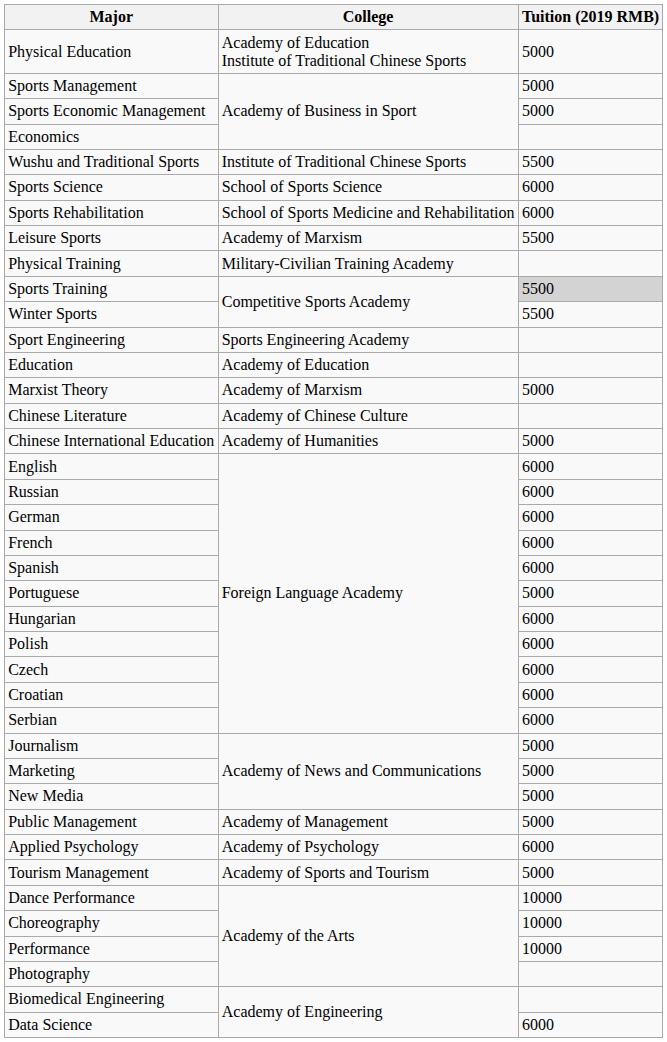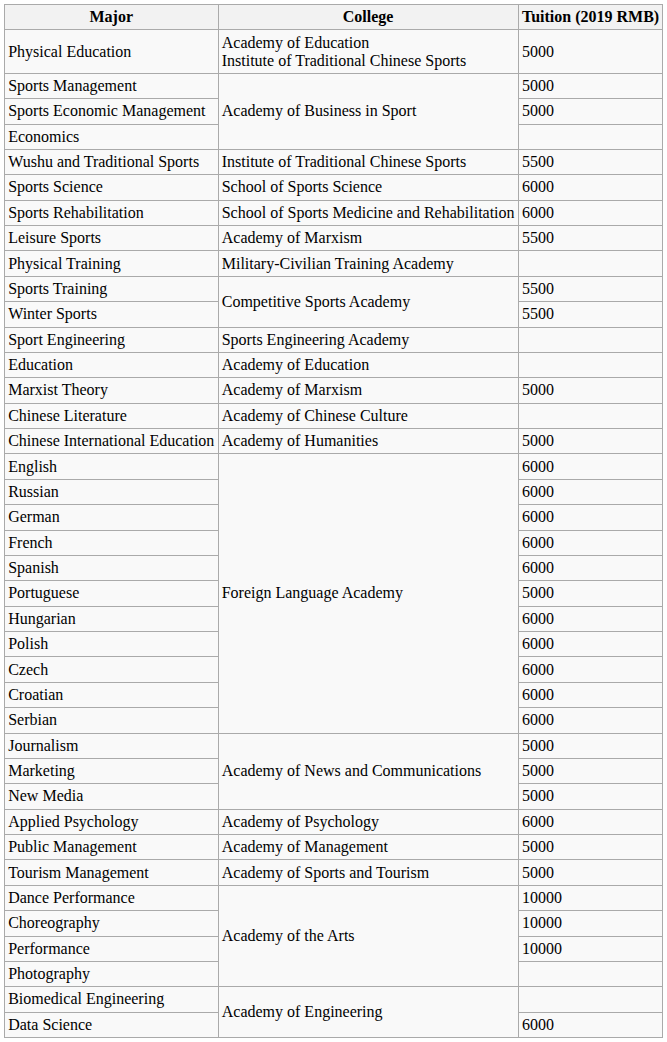(538, 288) lightgrey background -> (538, 288) no background
rows swapped: (73, 847) <-> (72, 821)
